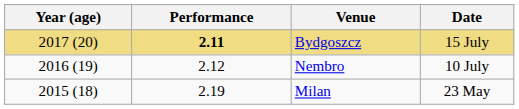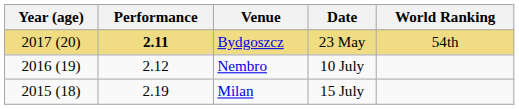+ column: (445, 17)
(467, 42) 15 July -> (342, 42) 23 May
(467, 92) 23 May -> (342, 92) 15 July
